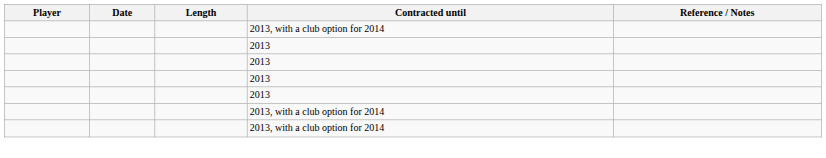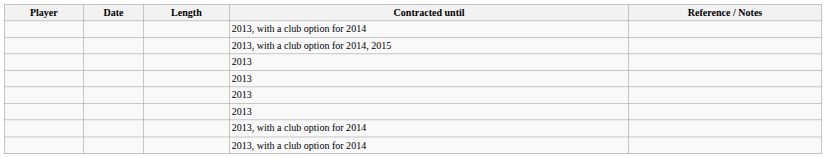+ row: (44, 46)
